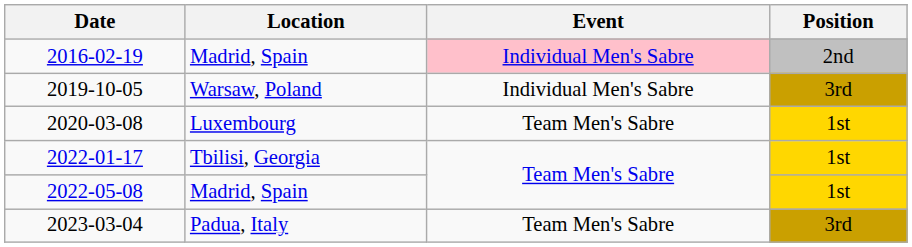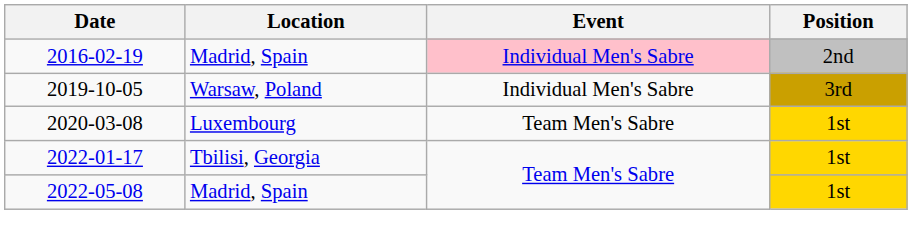- row: (95, 225)
